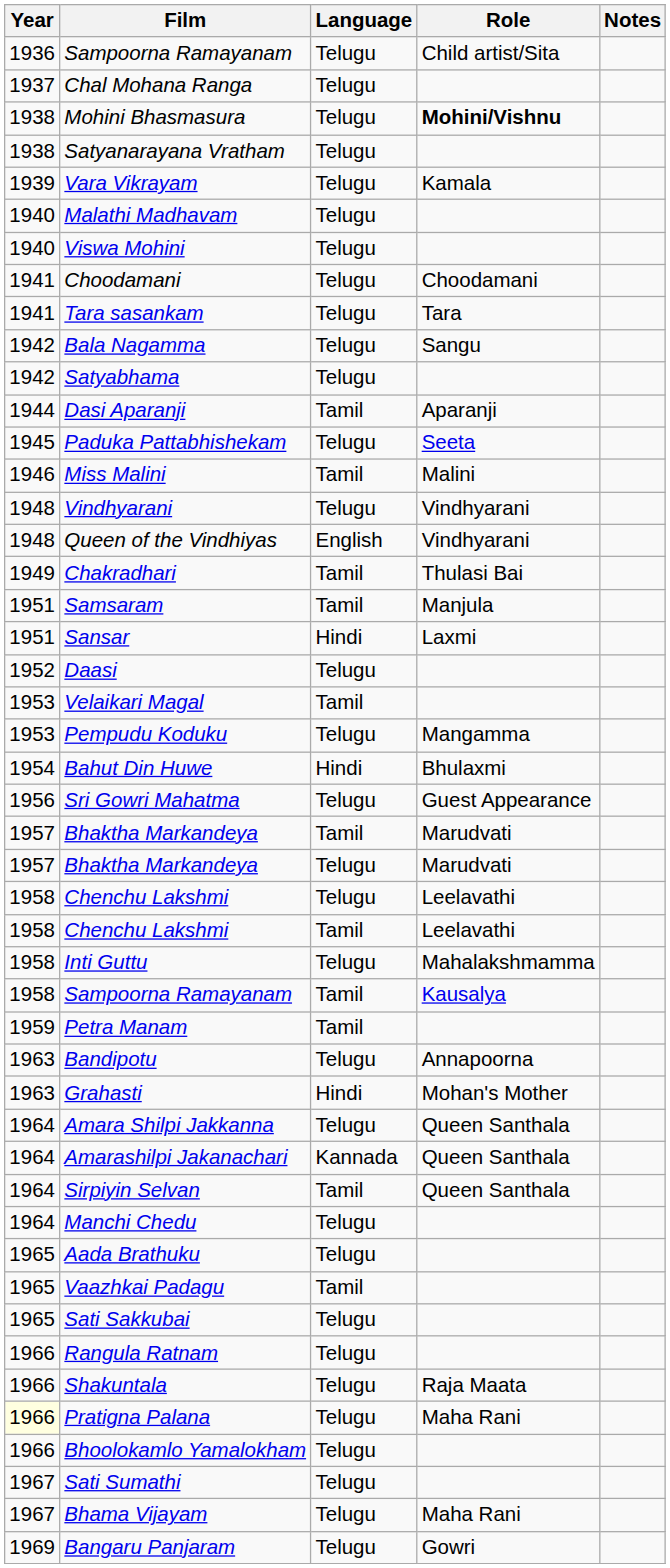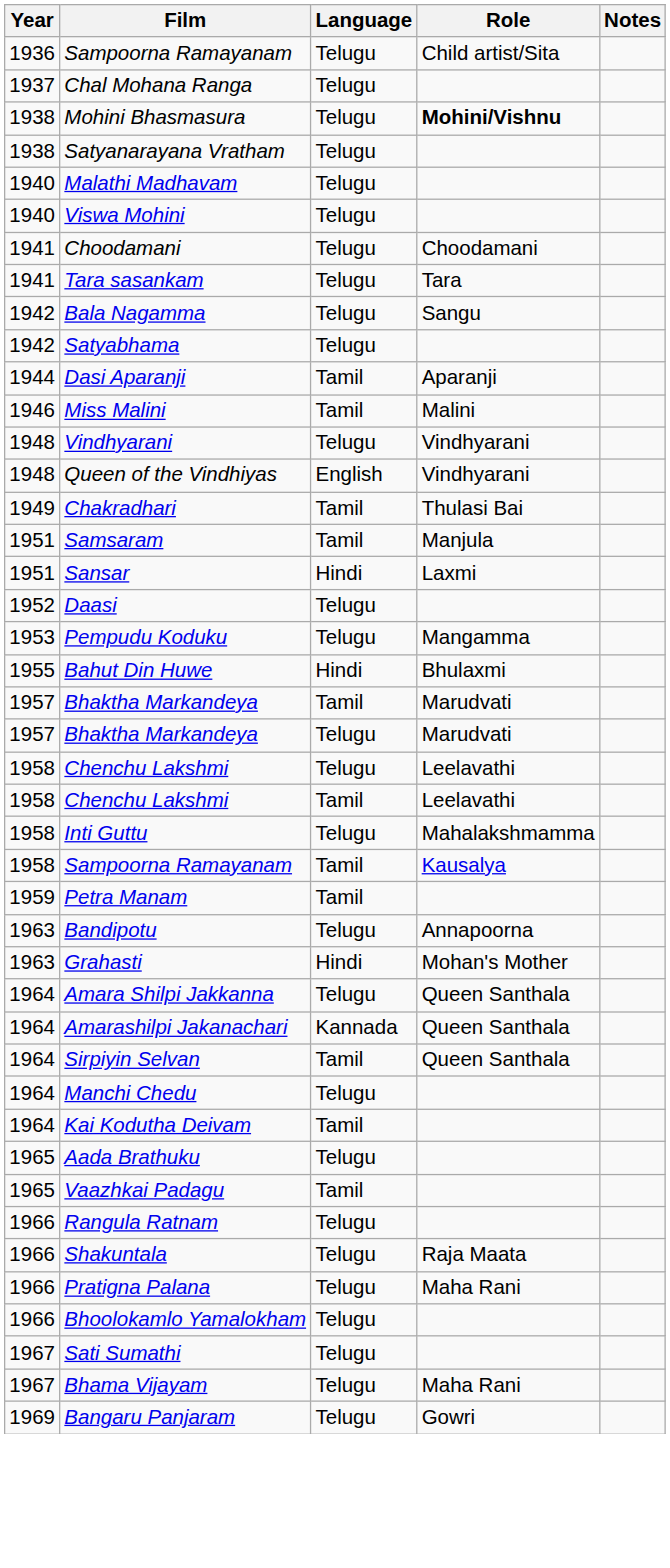- row: (131, 183)
- row: (175, 442)
- row: (134, 702)
(32, 767) 1954 -> (32, 670) 1955
- row: (152, 800)
+ row: (158, 1125)
- row: (127, 1319)
(32, 1417) lightyellow background -> (32, 1287) no background
